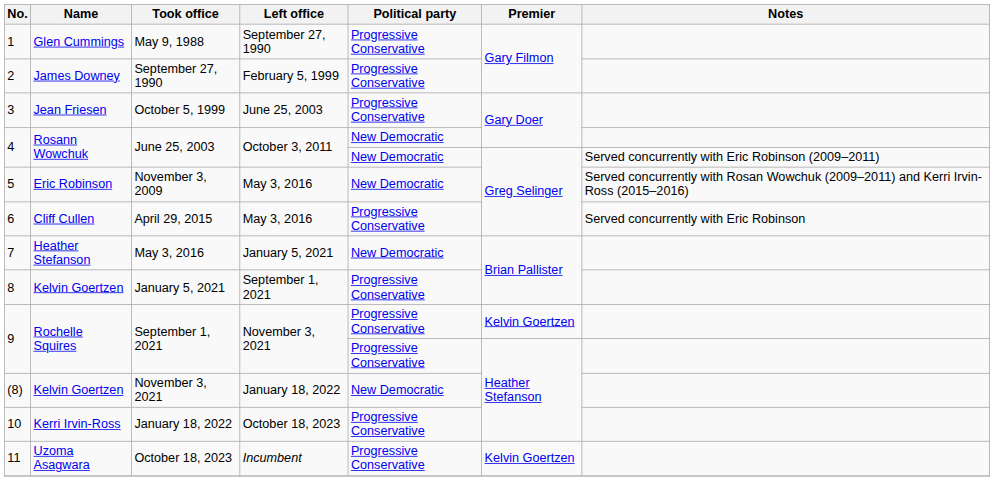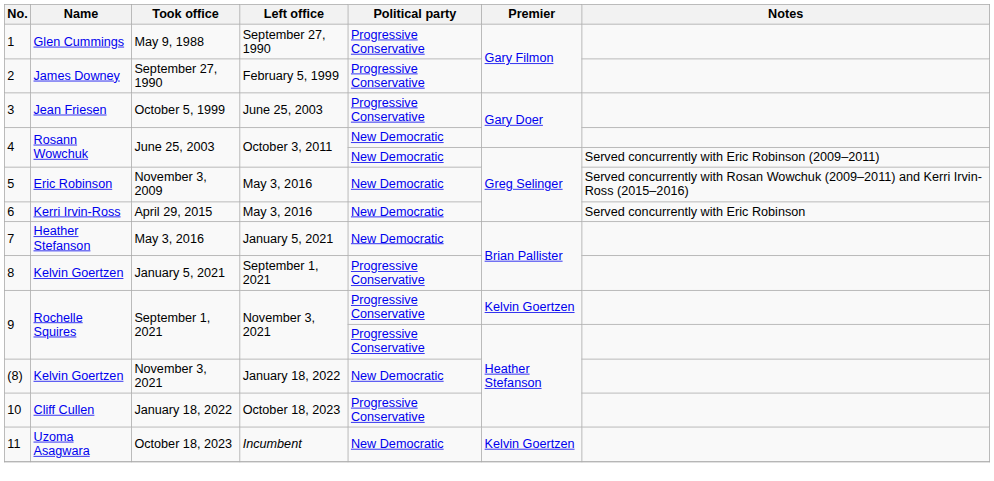(64, 218) Cliff Cullen -> (77, 211) Kerri Irvin-Ross
(388, 218) Progressive Conservative -> (397, 211) New Democratic
(77, 424) Kerri Irvin-Ross -> (64, 410) Cliff Cullen
(388, 458) Progressive Conservative -> (397, 444) New Democratic
